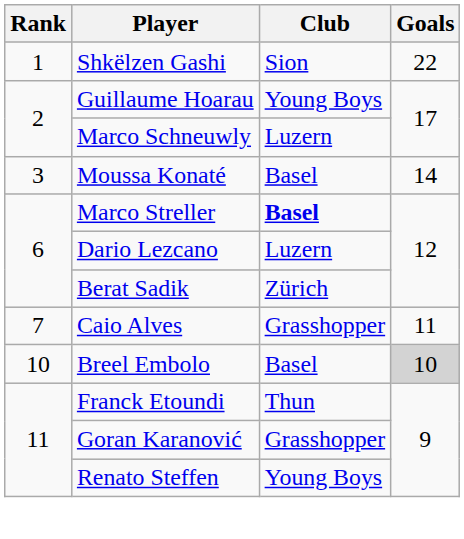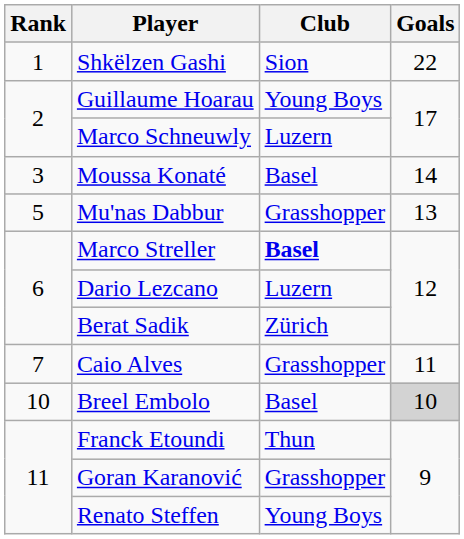+ row: (150, 212)
